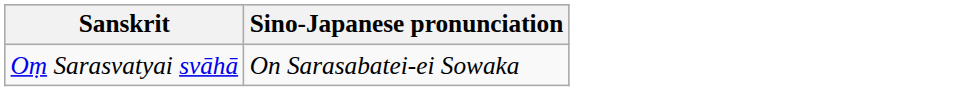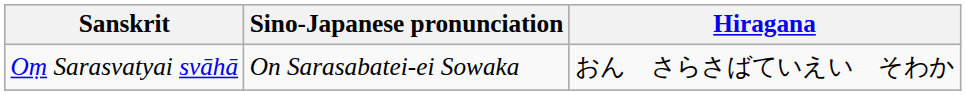+ column: (765, 24)
